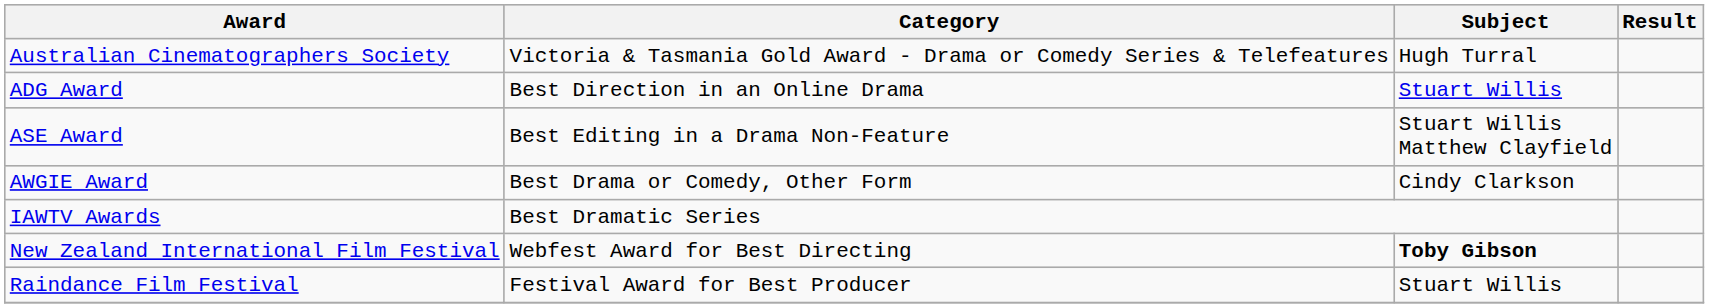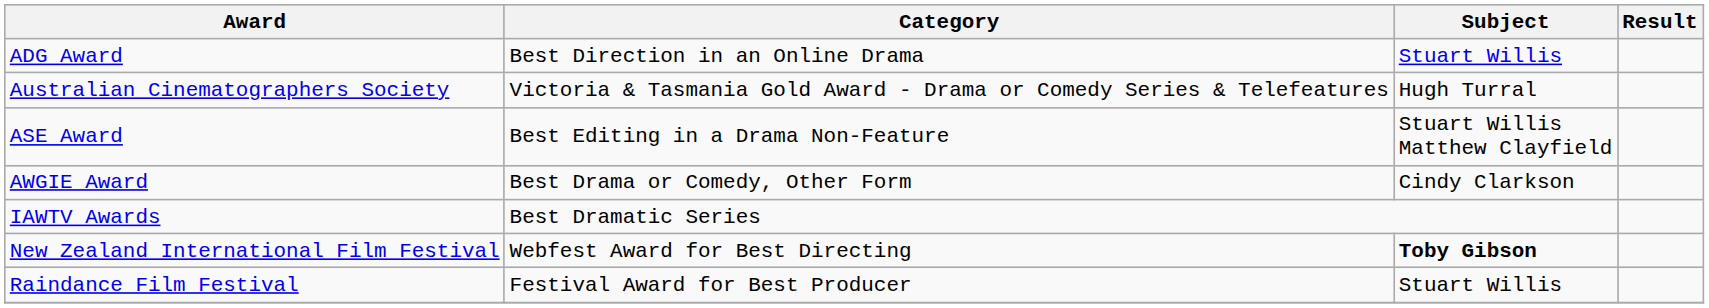rows swapped: (230, 56) <-> (66, 90)
